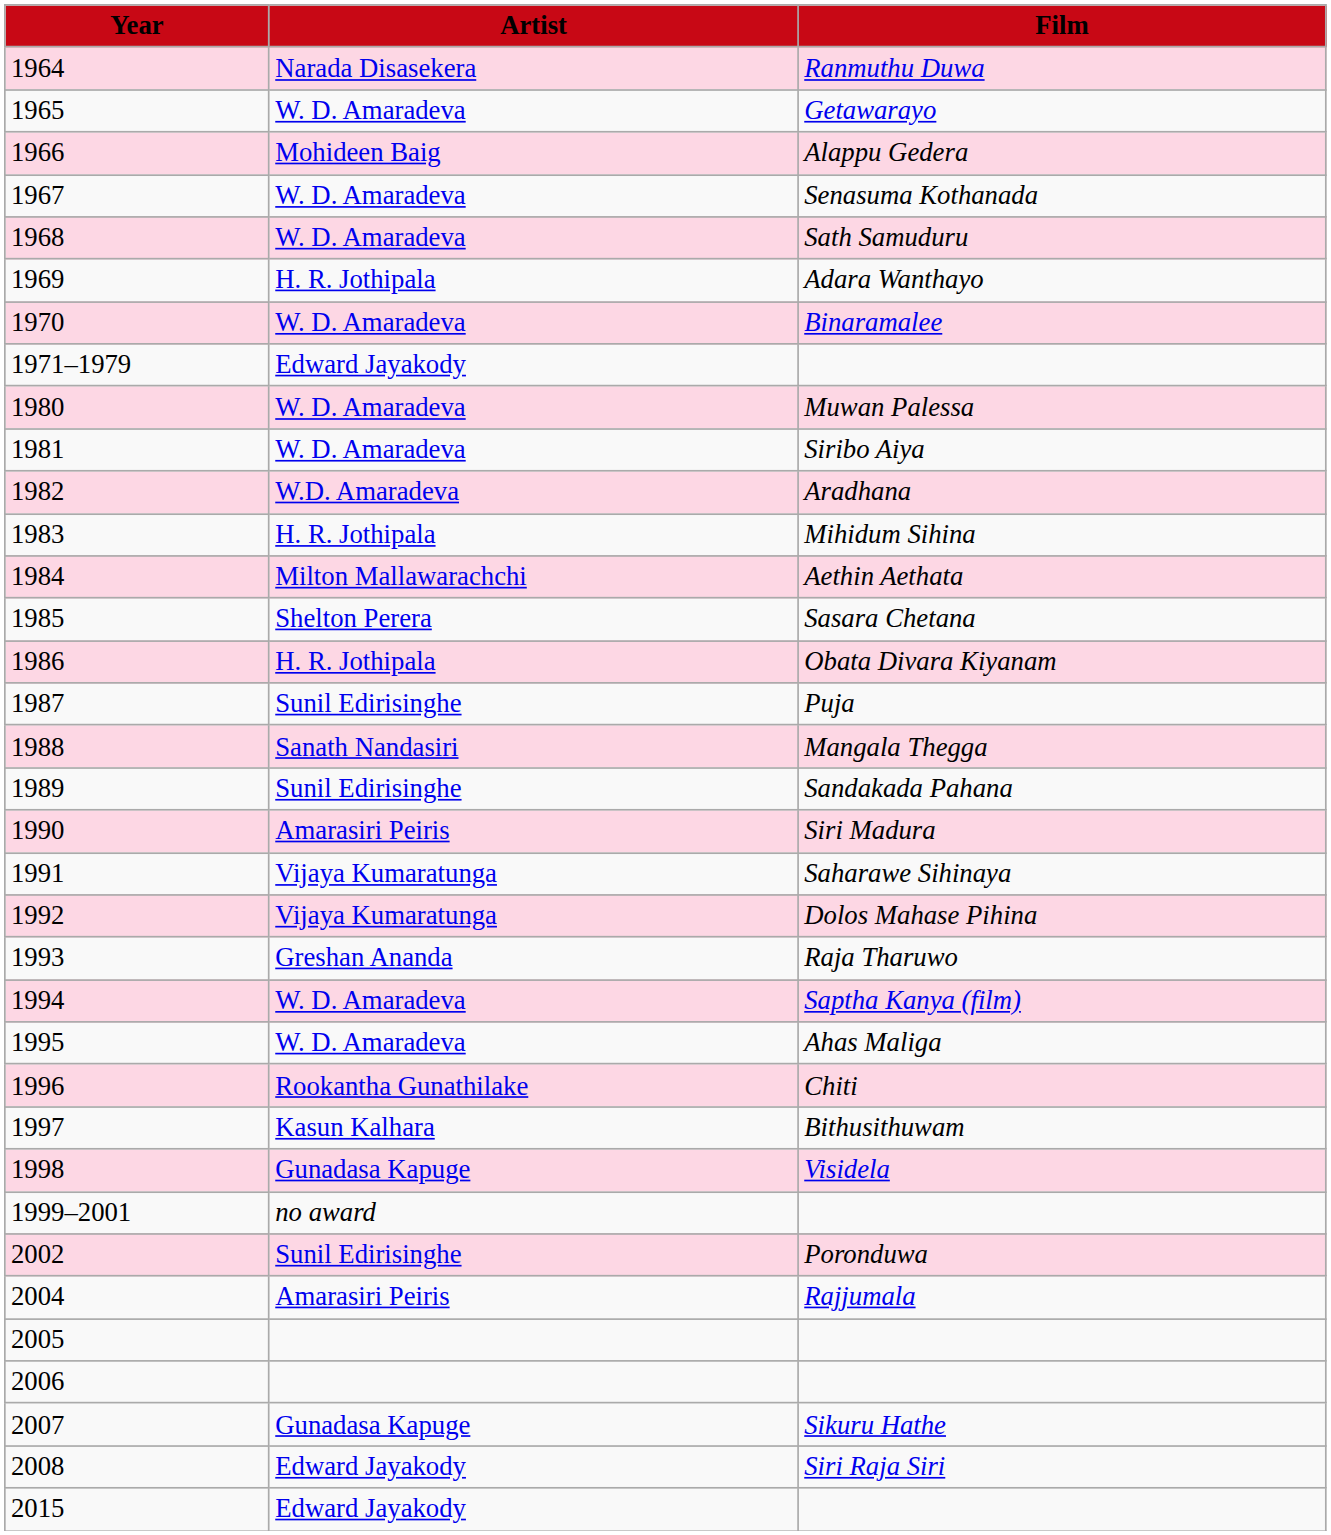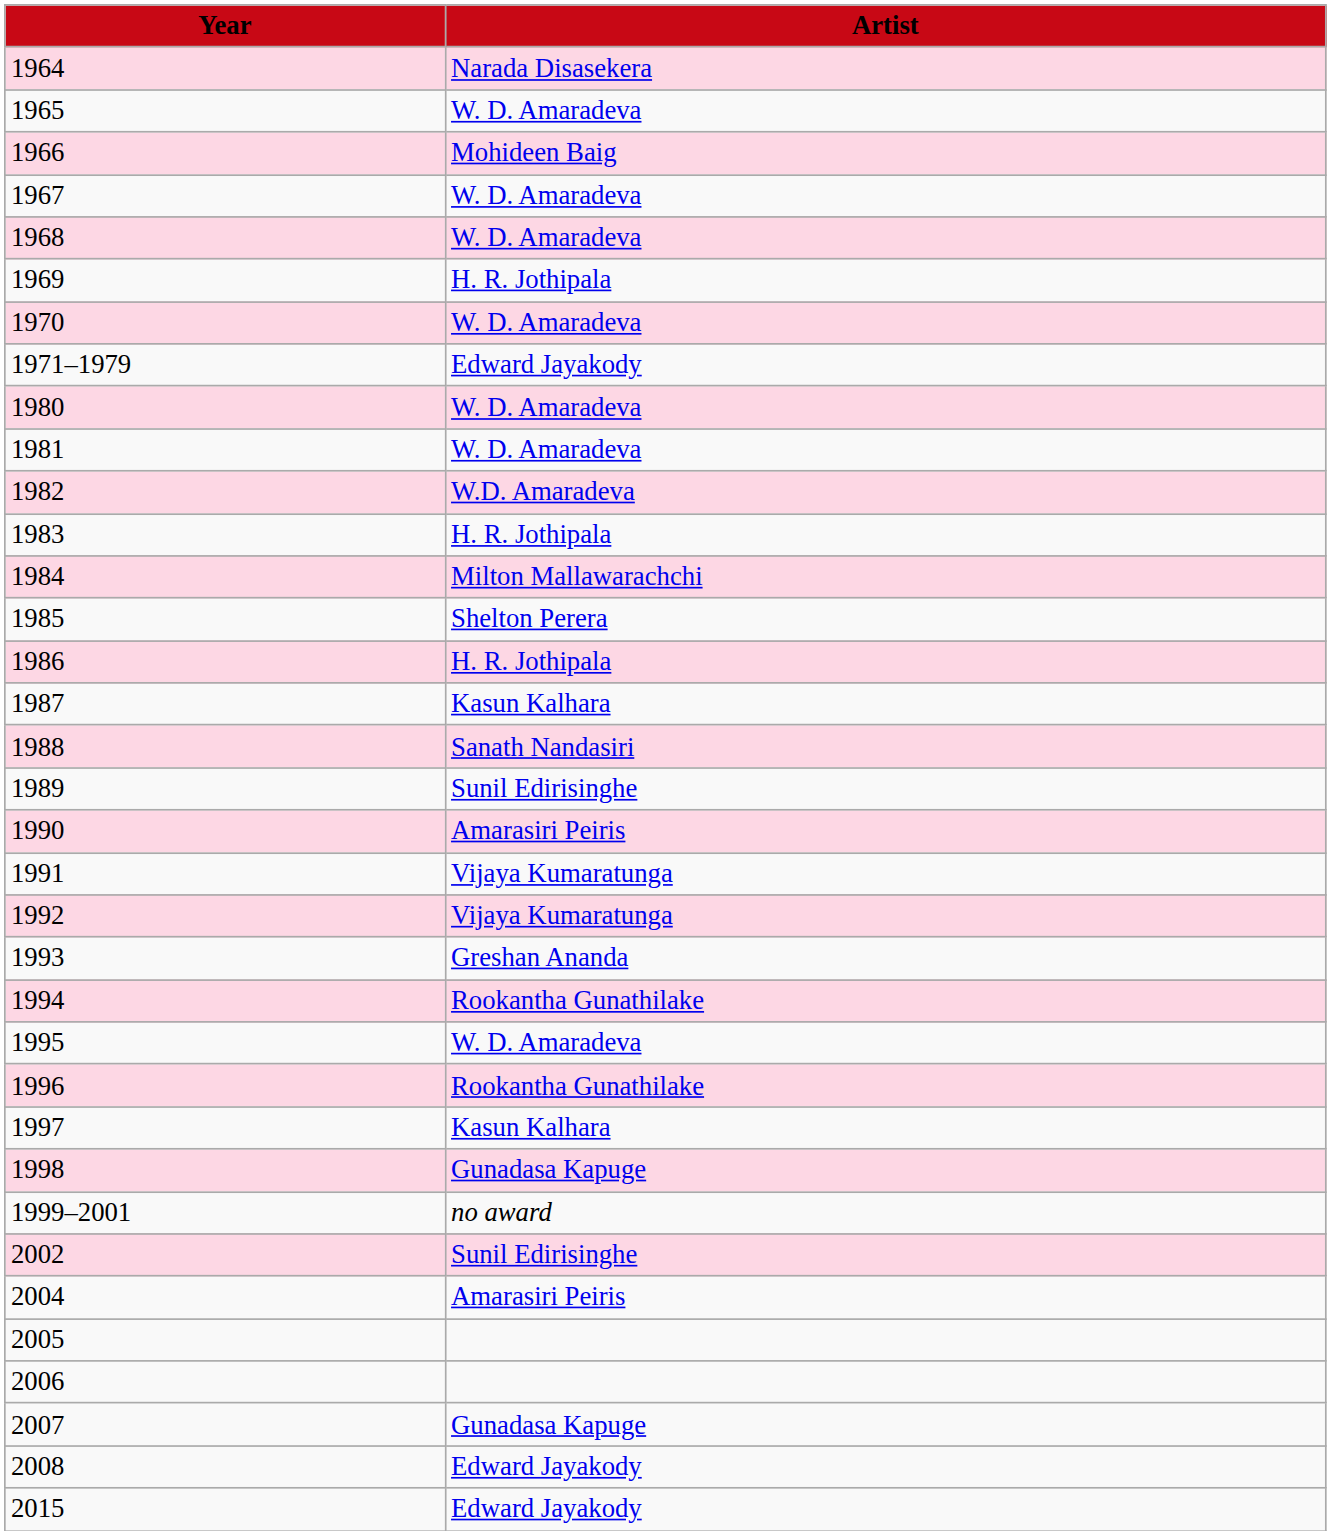- column: (1062, 25)
(368, 703) Sunil Edirisinghe -> (531, 703) Kasun Kalhara
(370, 1000) W. D. Amaradeva -> (578, 1000) Rookantha Gunathilake
